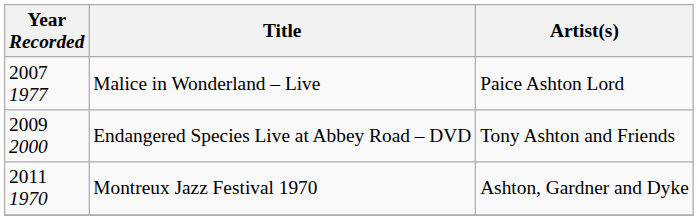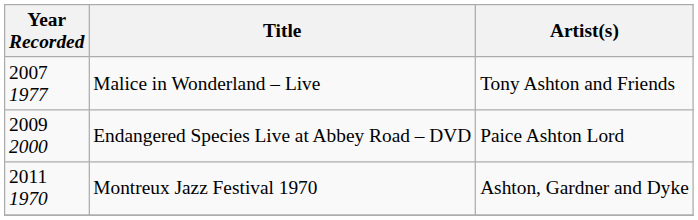(552, 83) Paice Ashton Lord -> (578, 83) Tony Ashton and Friends
(578, 135) Tony Ashton and Friends -> (552, 135) Paice Ashton Lord
